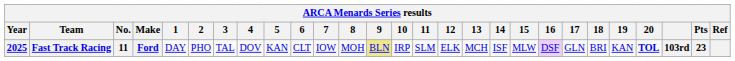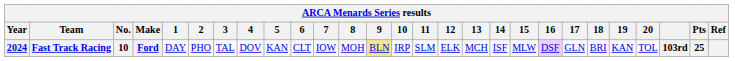(17, 48) 2025 -> (17, 48) 2024
(123, 48) 11 -> (123, 48) 10
(649, 48) bold -> (648, 48) normal
(701, 48) 23 -> (699, 48) 25
